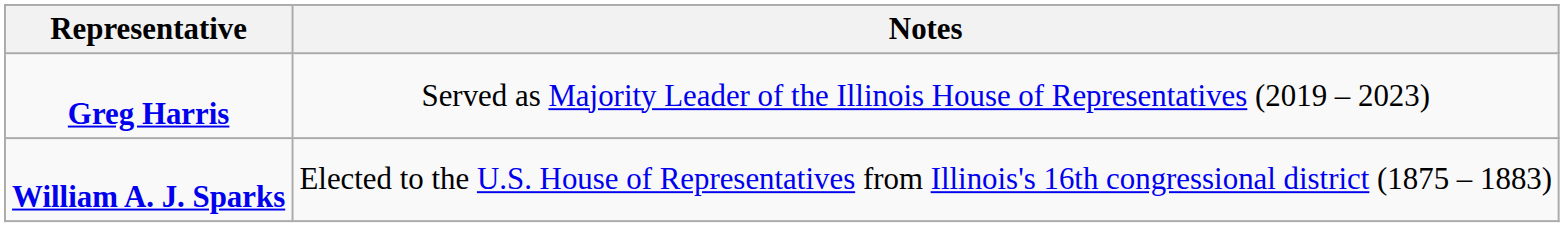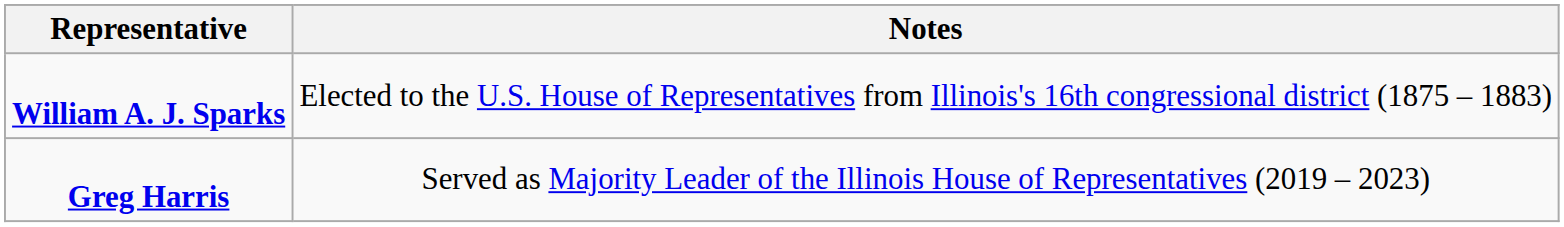rows swapped: (149, 196) <-> (149, 112)
